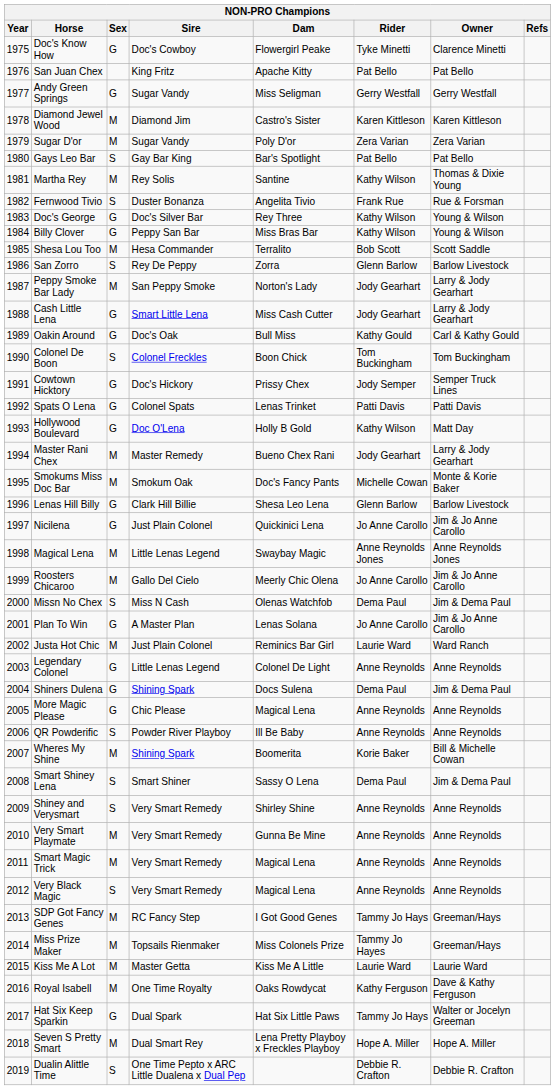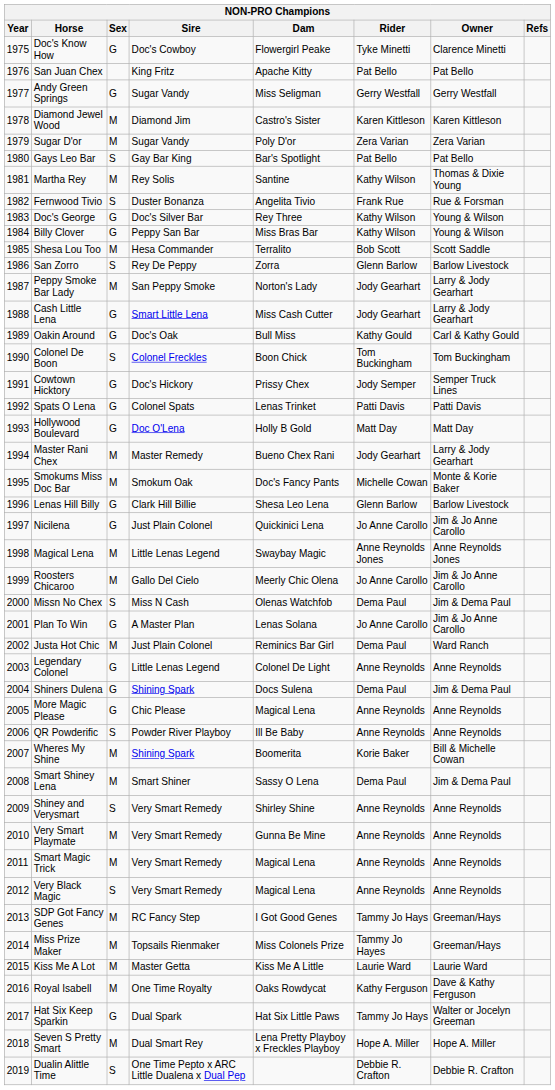(386, 428) Kathy Wilson -> (377, 428) Matt Day
(384, 646) Laurie Ward -> (381, 646) Dema Paul
(112, 781) S -> (113, 781) M
